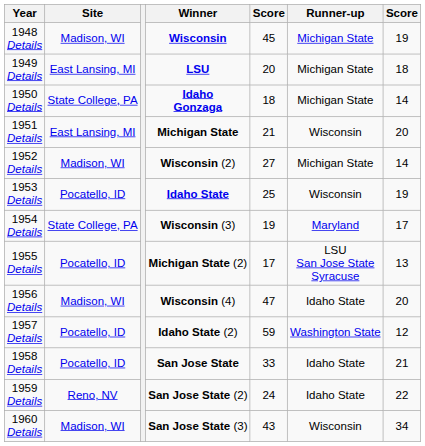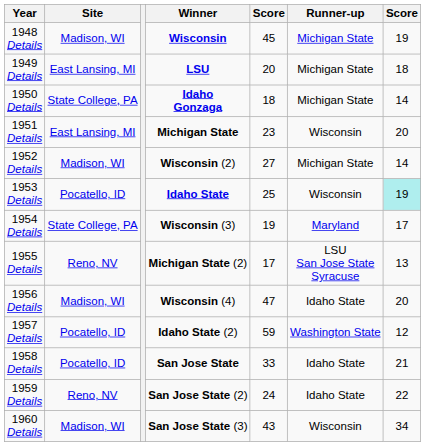(269, 132) 21 -> (269, 132) 23
(402, 194) no background -> (402, 194) paleturquoise background
(93, 263) Pocatello, ID -> (93, 263) Reno, NV
